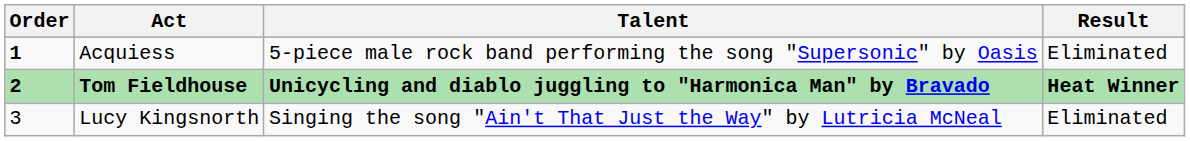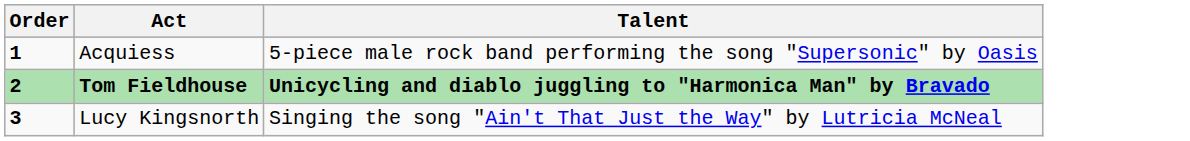- column: (1113, 21)
(16, 119) normal -> (16, 119) bold
